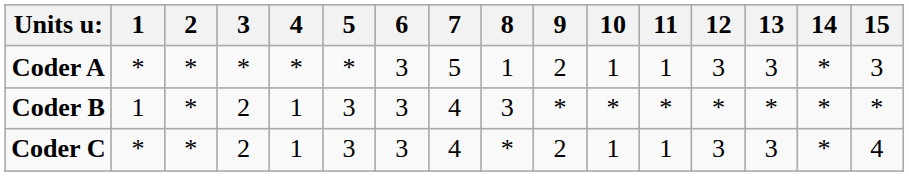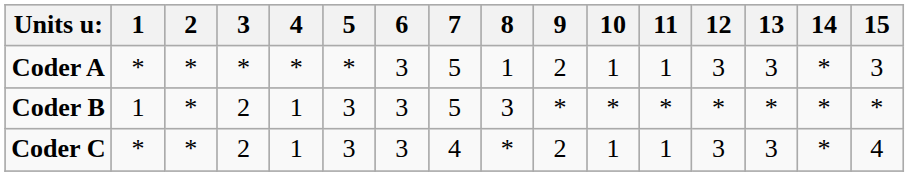(455, 107) 4 -> (455, 107) 5
